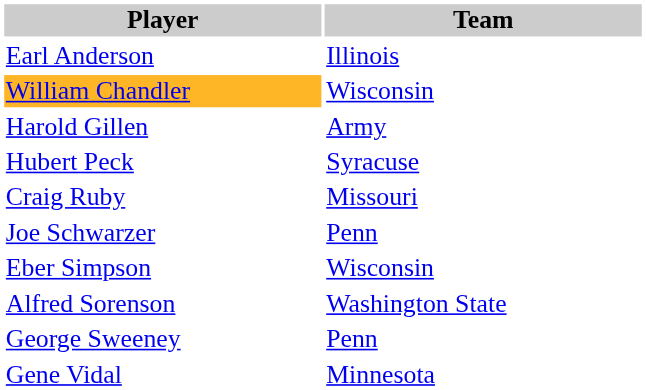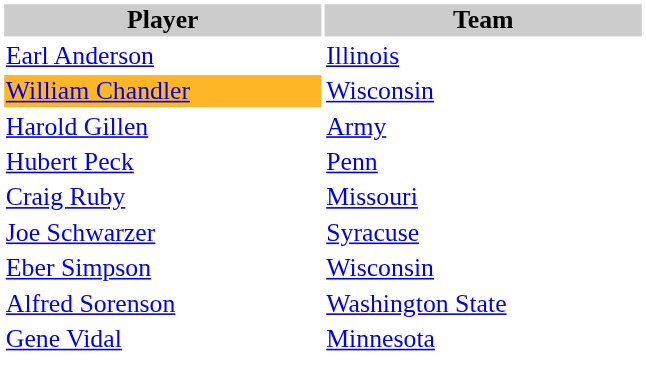(373, 161) Syracuse -> (352, 161) Penn
(352, 232) Penn -> (373, 232) Syracuse
- row: (93, 338)
